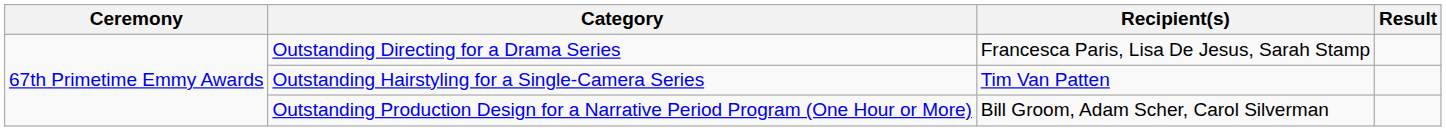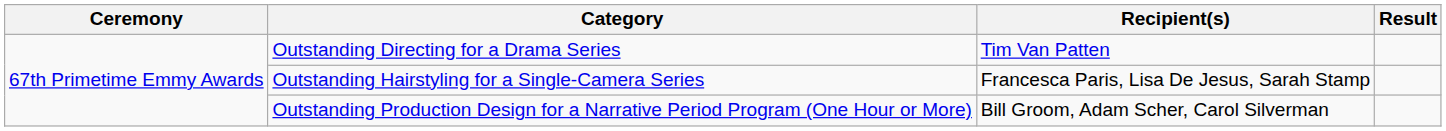(1175, 49) Francesca Paris, Lisa De Jesus, Sarah Stamp -> (1045, 49) Tim Van Patten
(1045, 79) Tim Van Patten -> (1175, 79) Francesca Paris, Lisa De Jesus, Sarah Stamp
